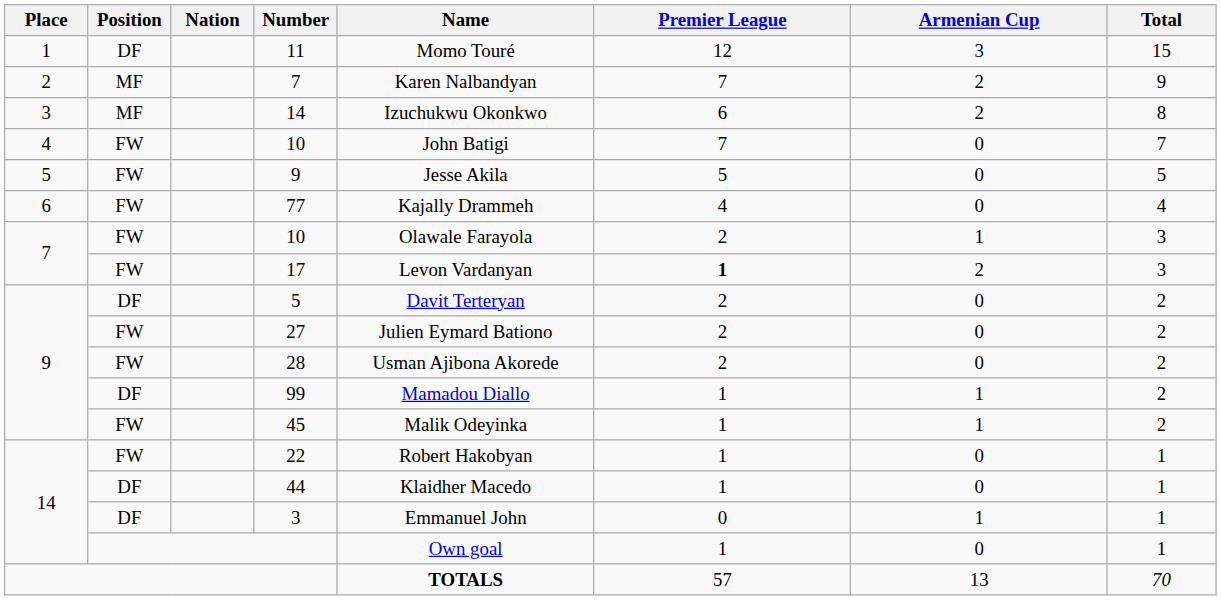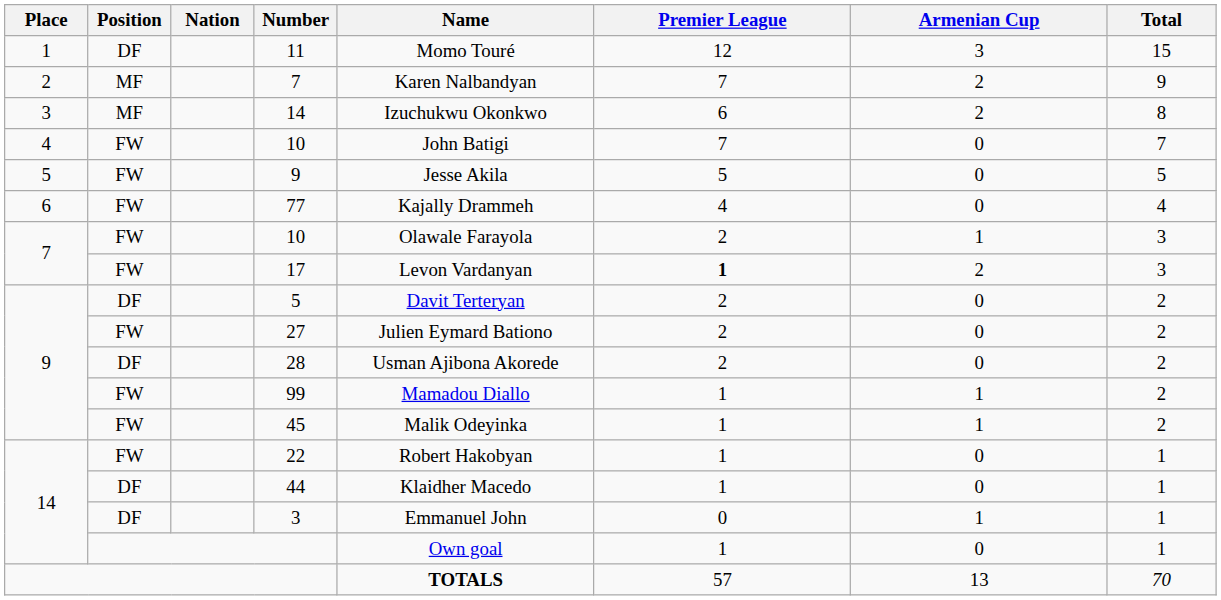(129, 362) FW -> (129, 362) DF
(129, 393) DF -> (129, 393) FW
